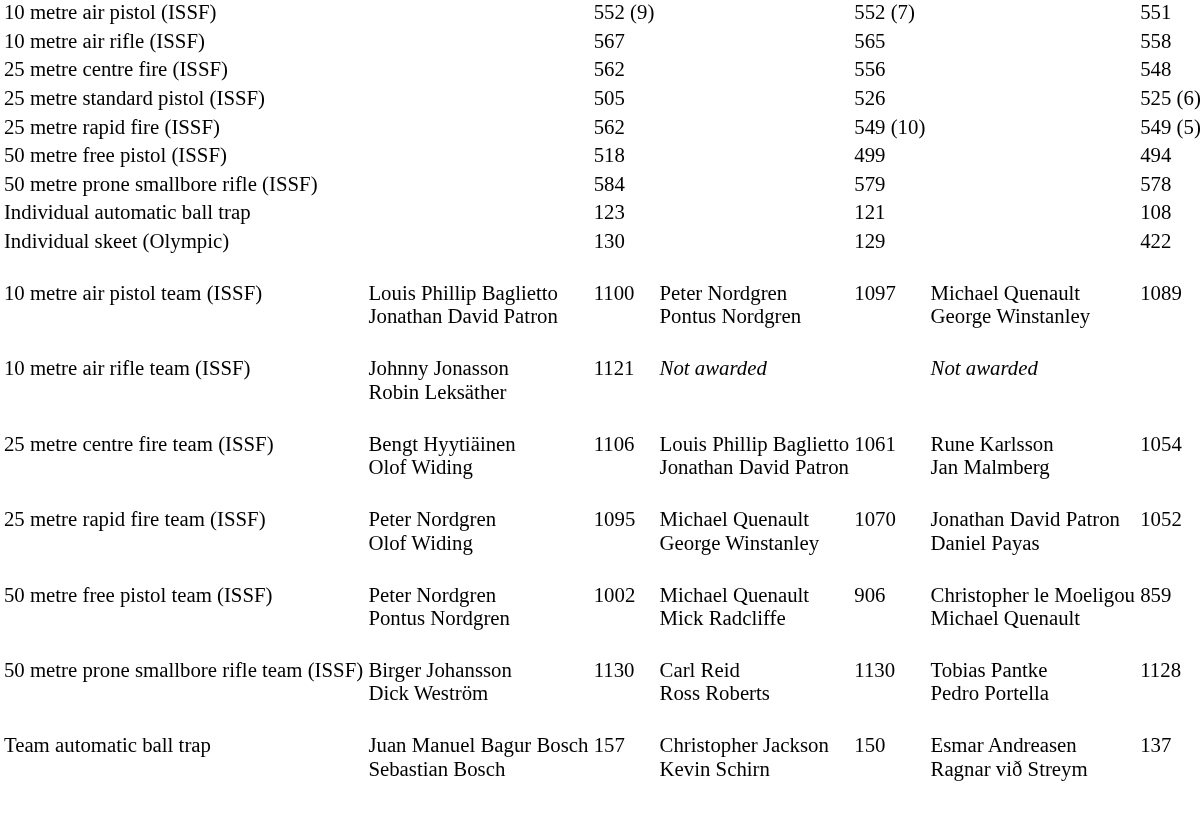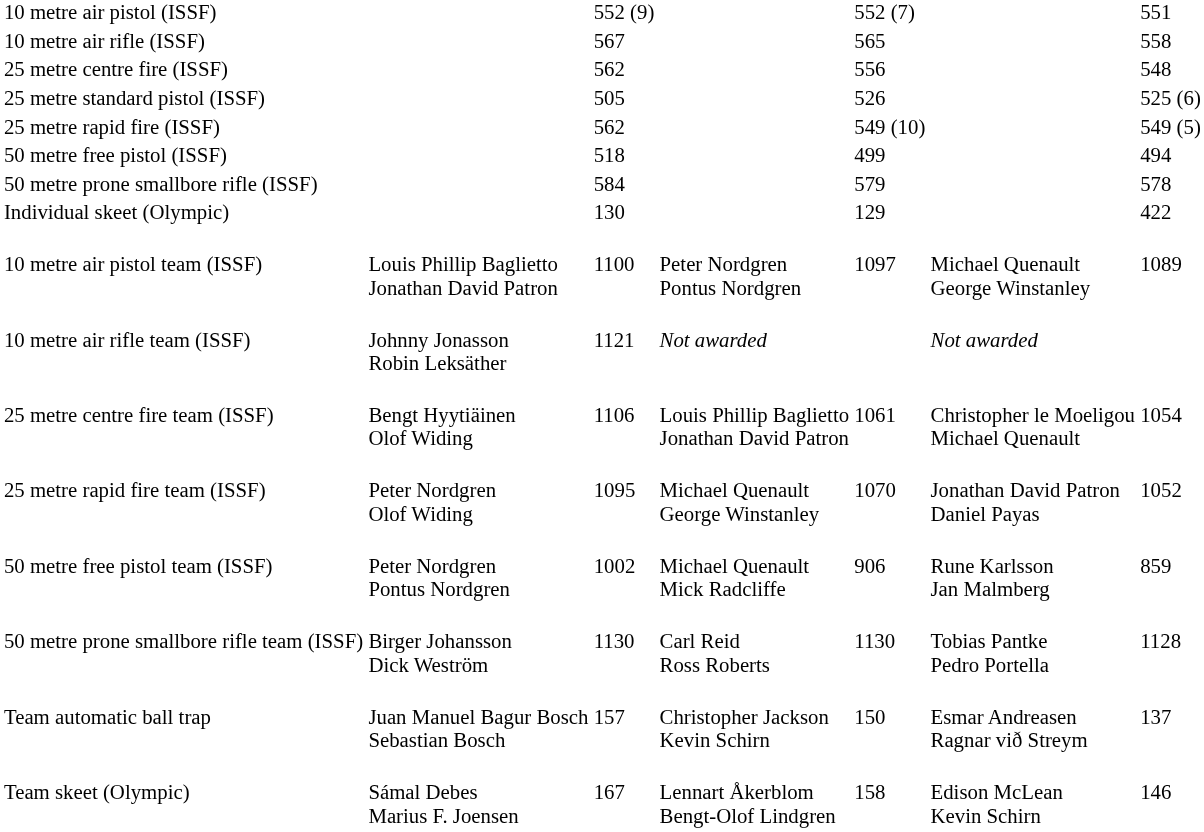- row: (127, 212)
(992, 455) Rune Karlsson Jan Malmberg -> (1033, 427) Christopher le Moeligou Michael Quenault
(1033, 606) Christopher le Moeligou Michael Quenault -> (992, 577) Rune Karlsson Jan Malmberg
+ row: (97, 792)
